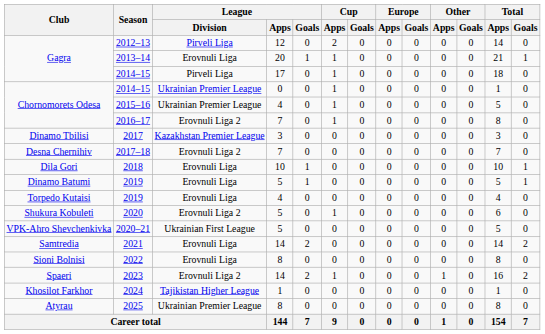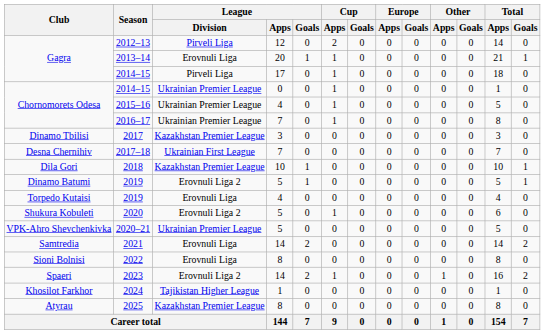(210, 120) Erovnuli Liga 2 -> (210, 120) Ukrainian Premier League
(210, 151) Erovnuli Liga 2 -> (210, 151) Ukrainian First League
(210, 167) Erovnuli Liga -> (210, 167) Kazakhstan Premier League
(210, 182) Erovnuli Liga -> (210, 182) Erovnuli Liga 2
(210, 228) Ukrainian First League -> (210, 228) Ukrainian Premier League
(210, 306) Ukrainian Premier League -> (210, 306) Kazakhstan Premier League
